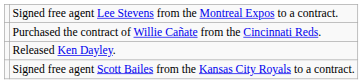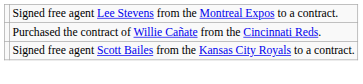- row: (64, 50)
